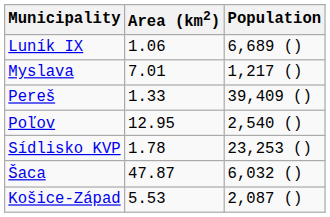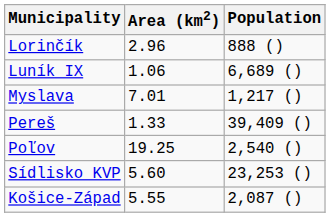+ row: (46, 47)
(151, 123) 12.95 -> (151, 148) 19.25
(147, 148) 1.78 -> (147, 174) 5.60
- row: (27, 174)
(147, 199) 5.53 -> (147, 199) 5.55
